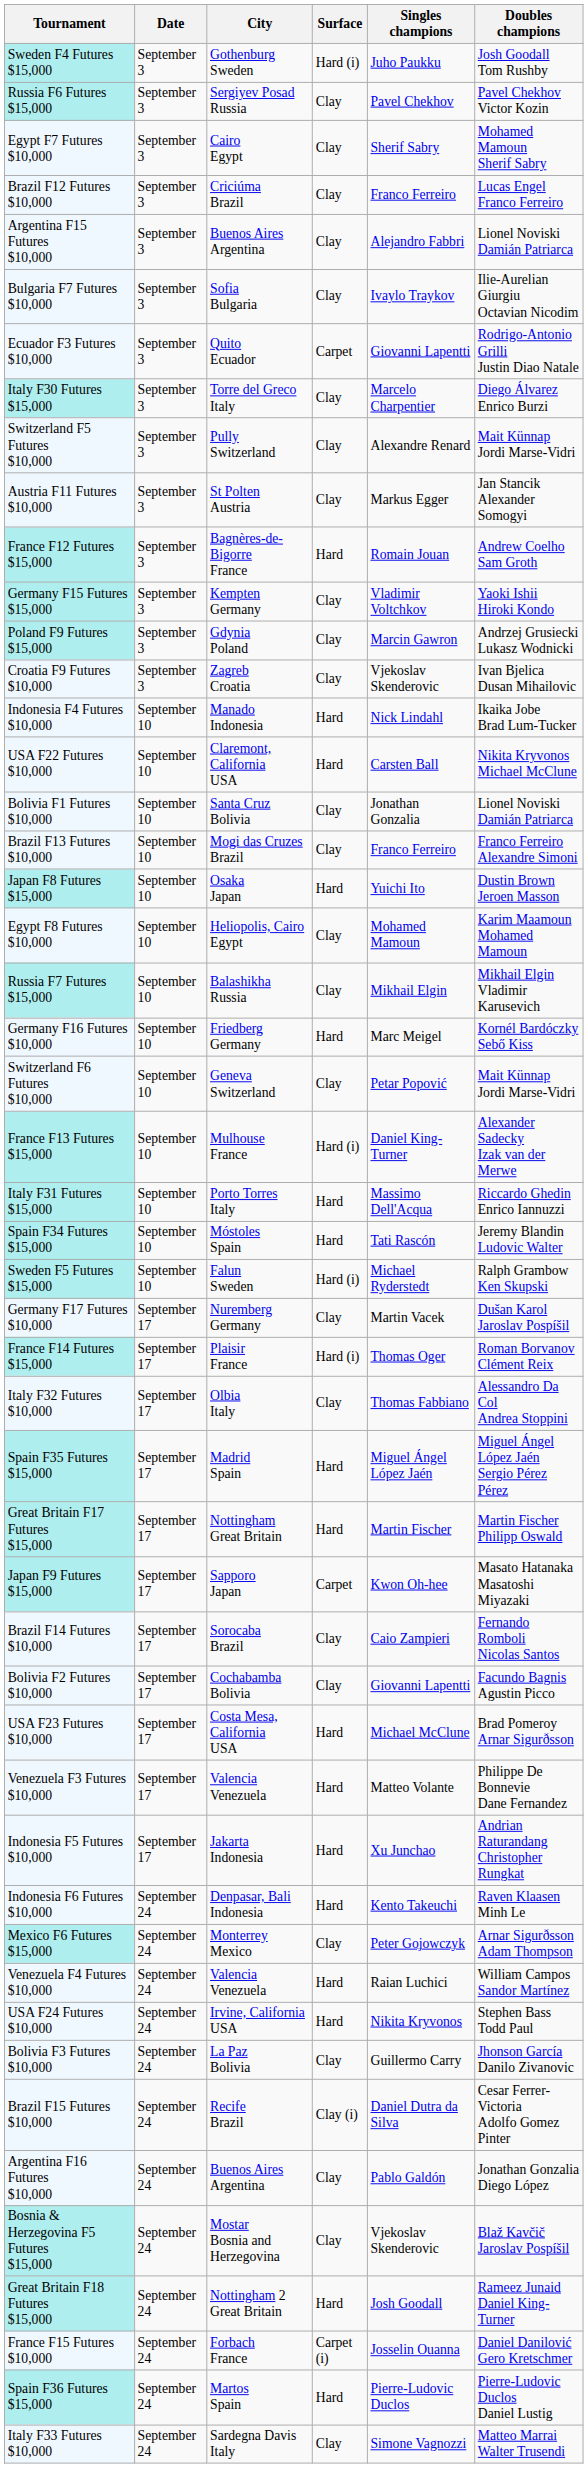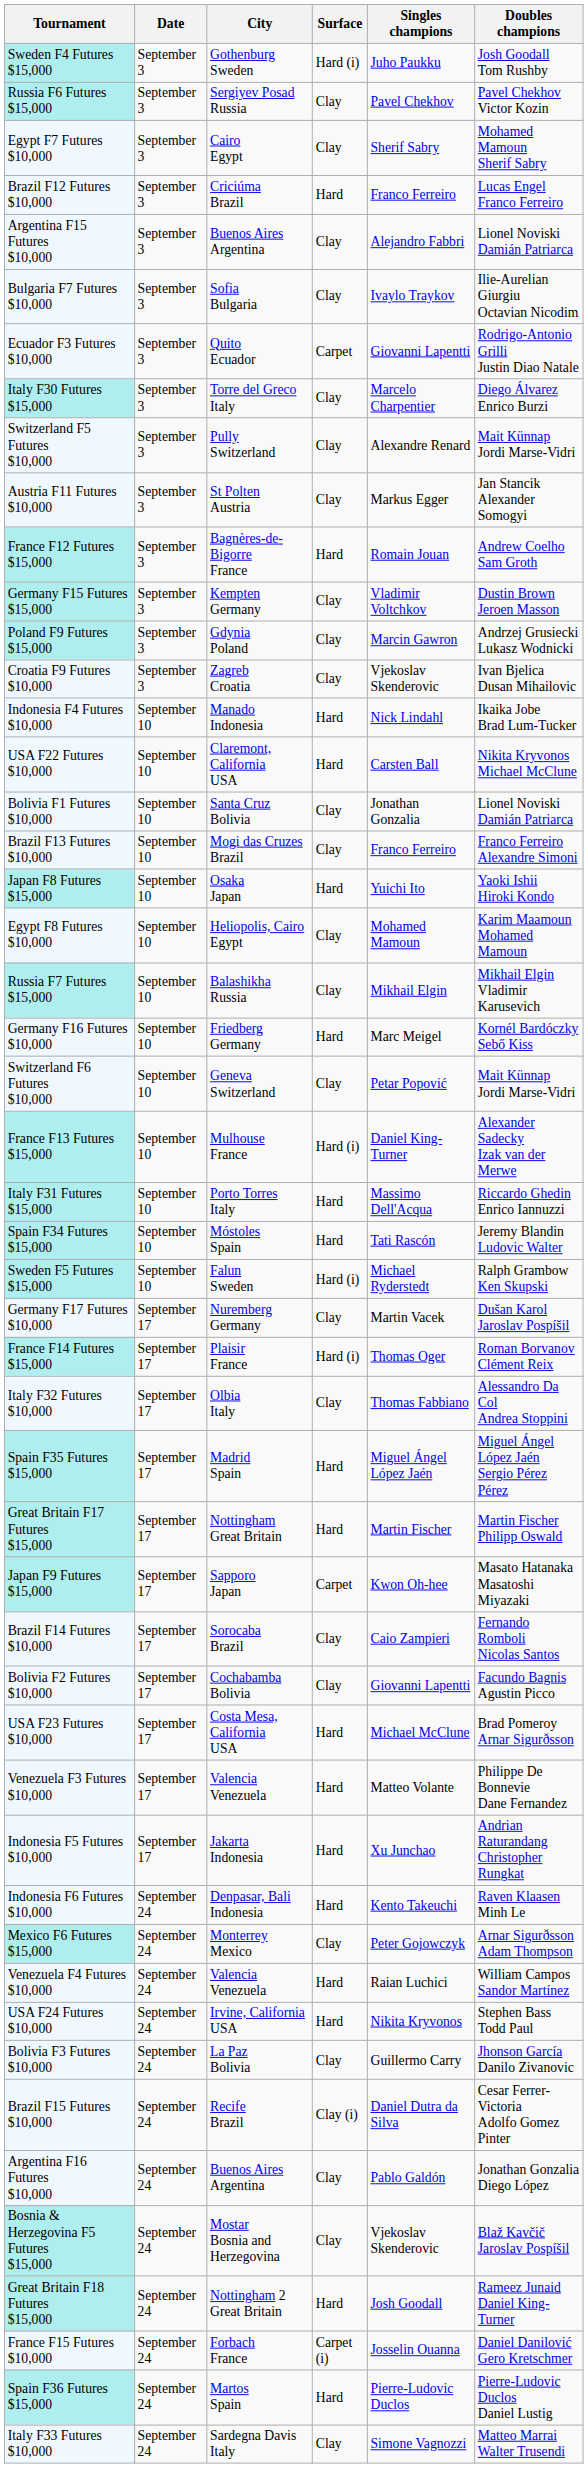(329, 195) Clay -> (329, 195) Hard
(516, 601) Yaoki Ishii Hiroki Kondo -> (519, 601) Dustin Brown Jeroen Masson
(519, 888) Dustin Brown Jeroen Masson -> (516, 888) Yaoki Ishii Hiroki Kondo
